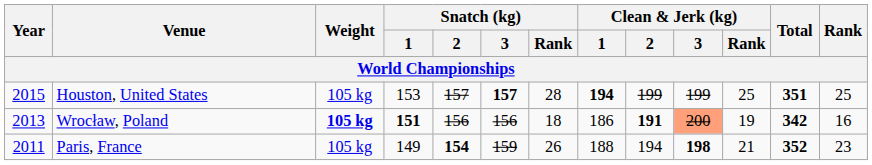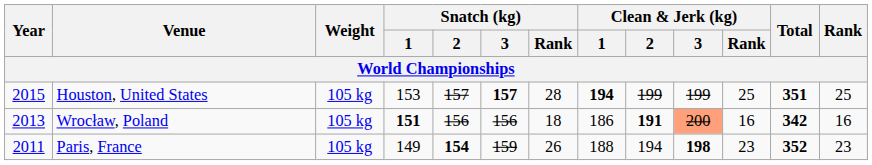(350, 120) bold -> (350, 120) normal
(746, 120) 19 -> (746, 120) 16
(746, 146) 21 -> (746, 146) 23
